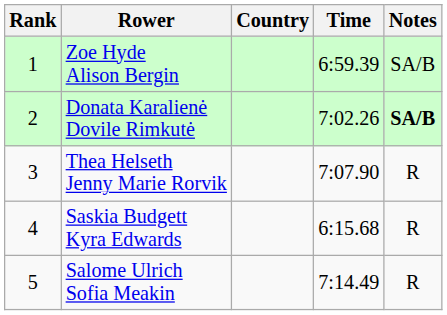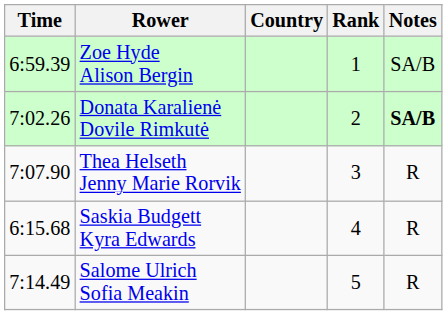columns swapped: (33, 20) <-> (349, 20)
